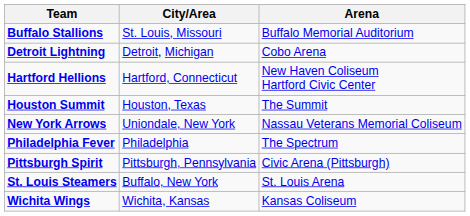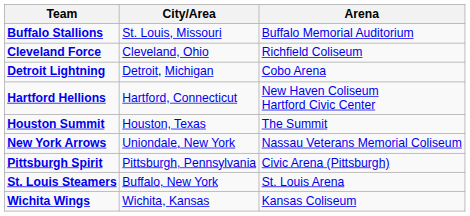+ row: (54, 52)
- row: (61, 143)
